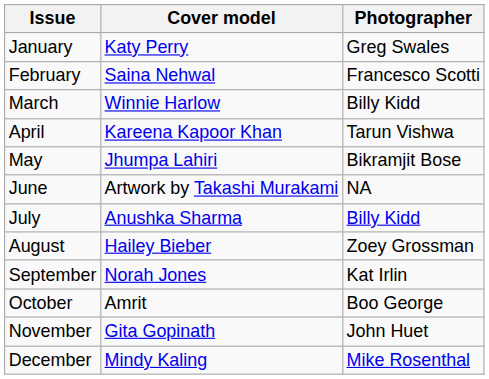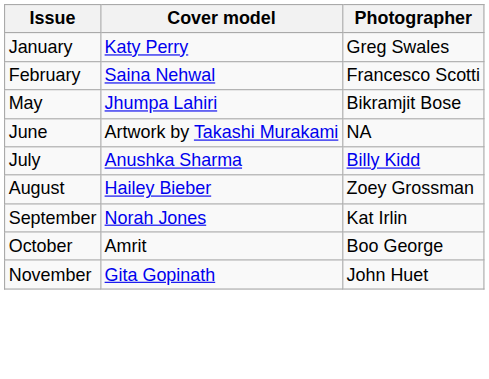- row: (34, 103)
- row: (27, 132)
- row: (50, 359)
